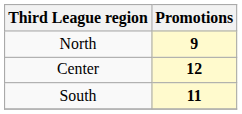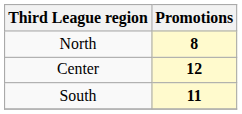(194, 44) 9 -> (194, 44) 8
